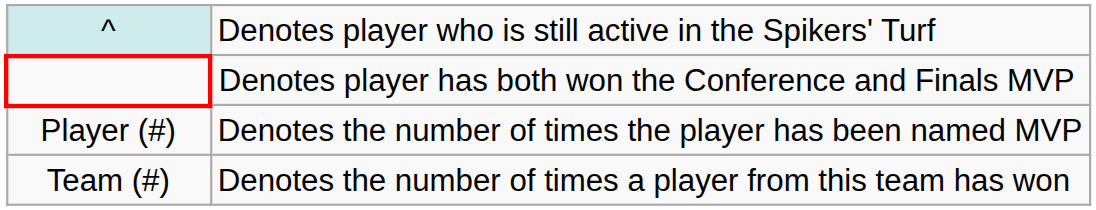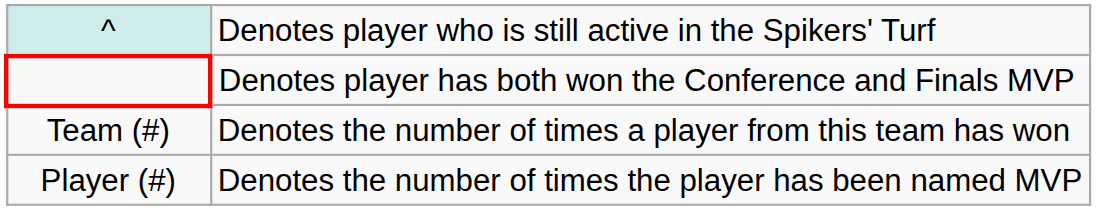rows swapped: (108, 131) <-> (108, 180)
